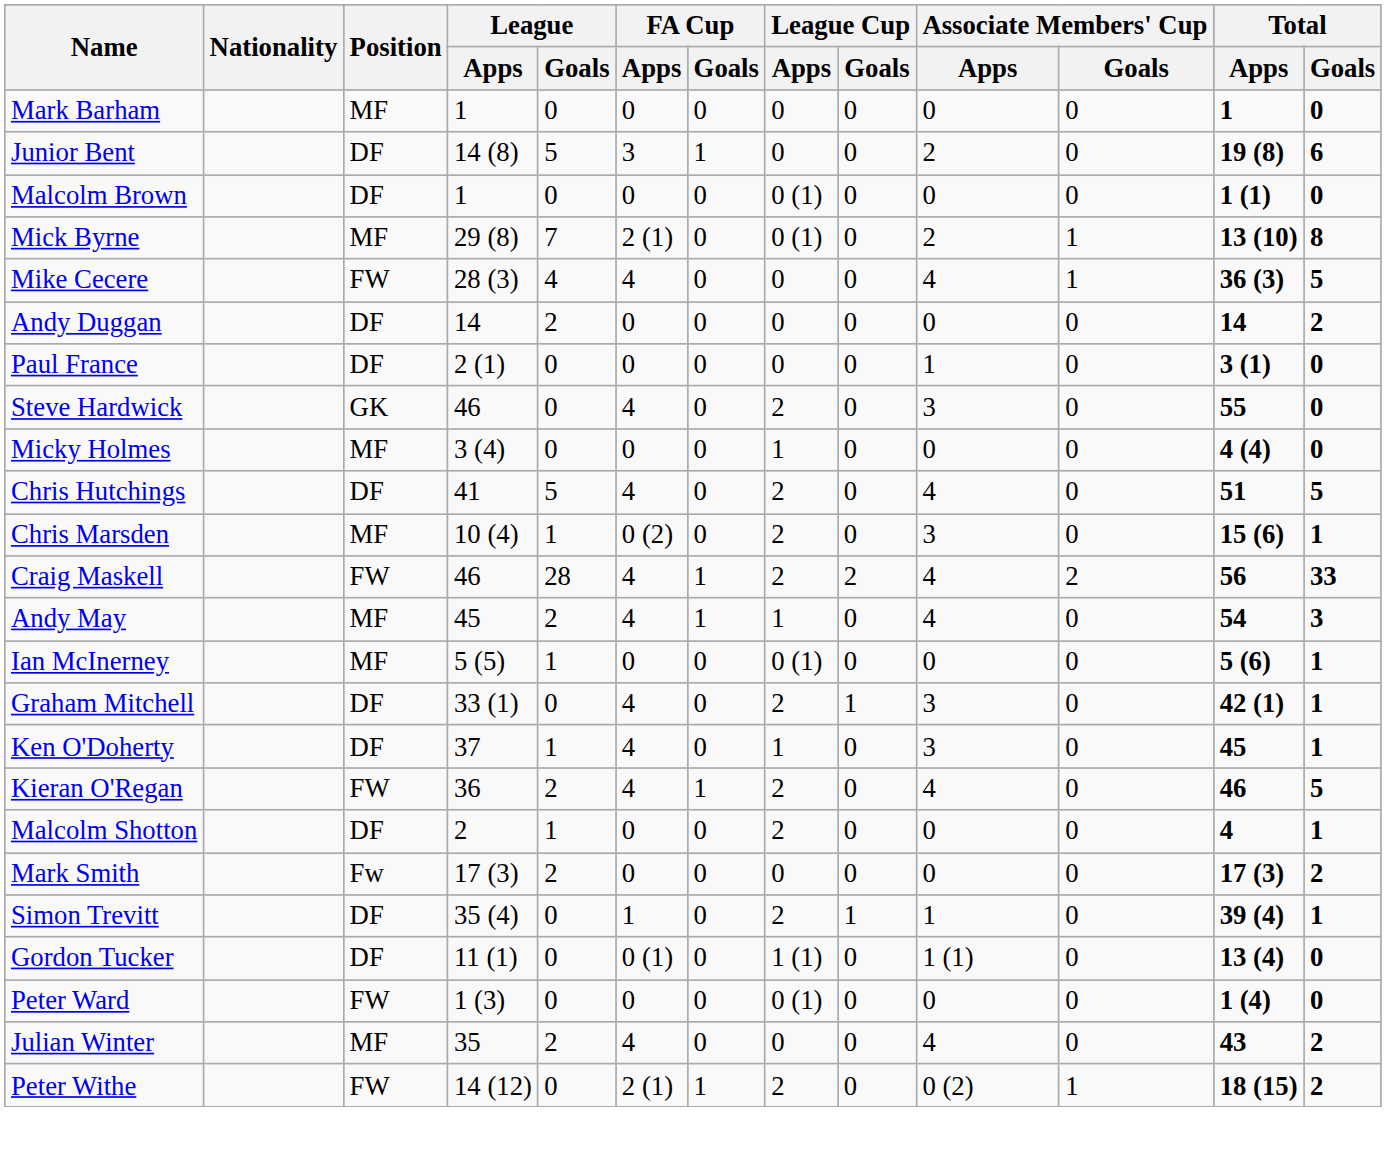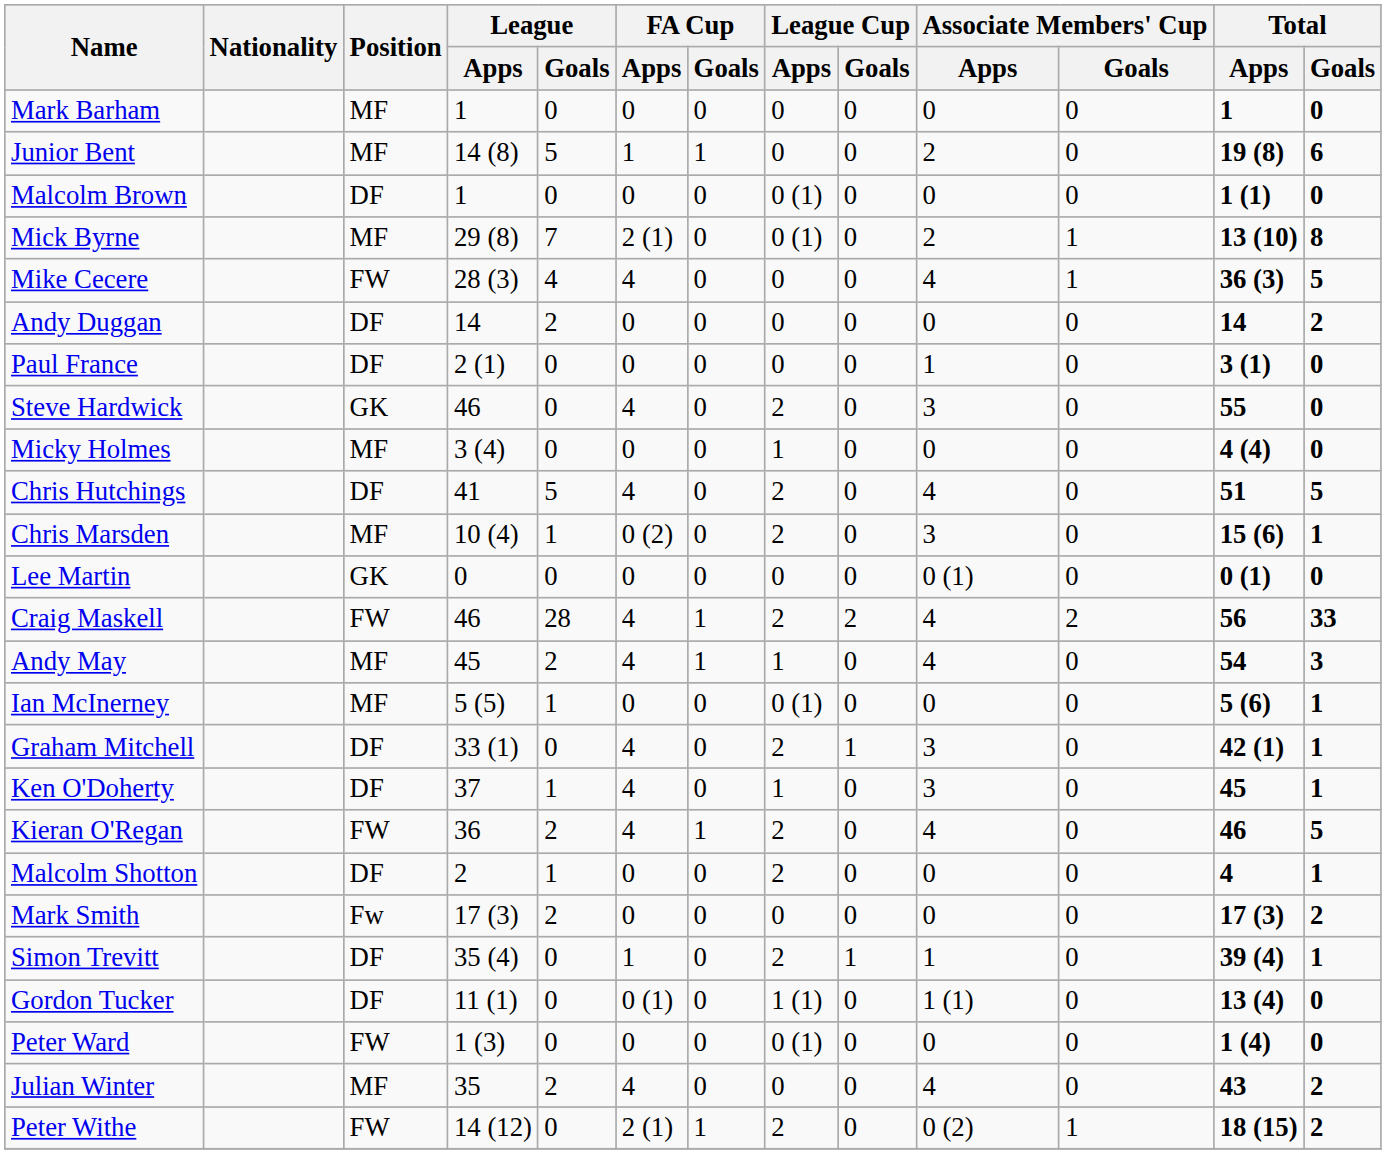(367, 152) DF -> (369, 152) MF
(629, 152) 3 -> (629, 152) 1
+ row: (71, 576)
